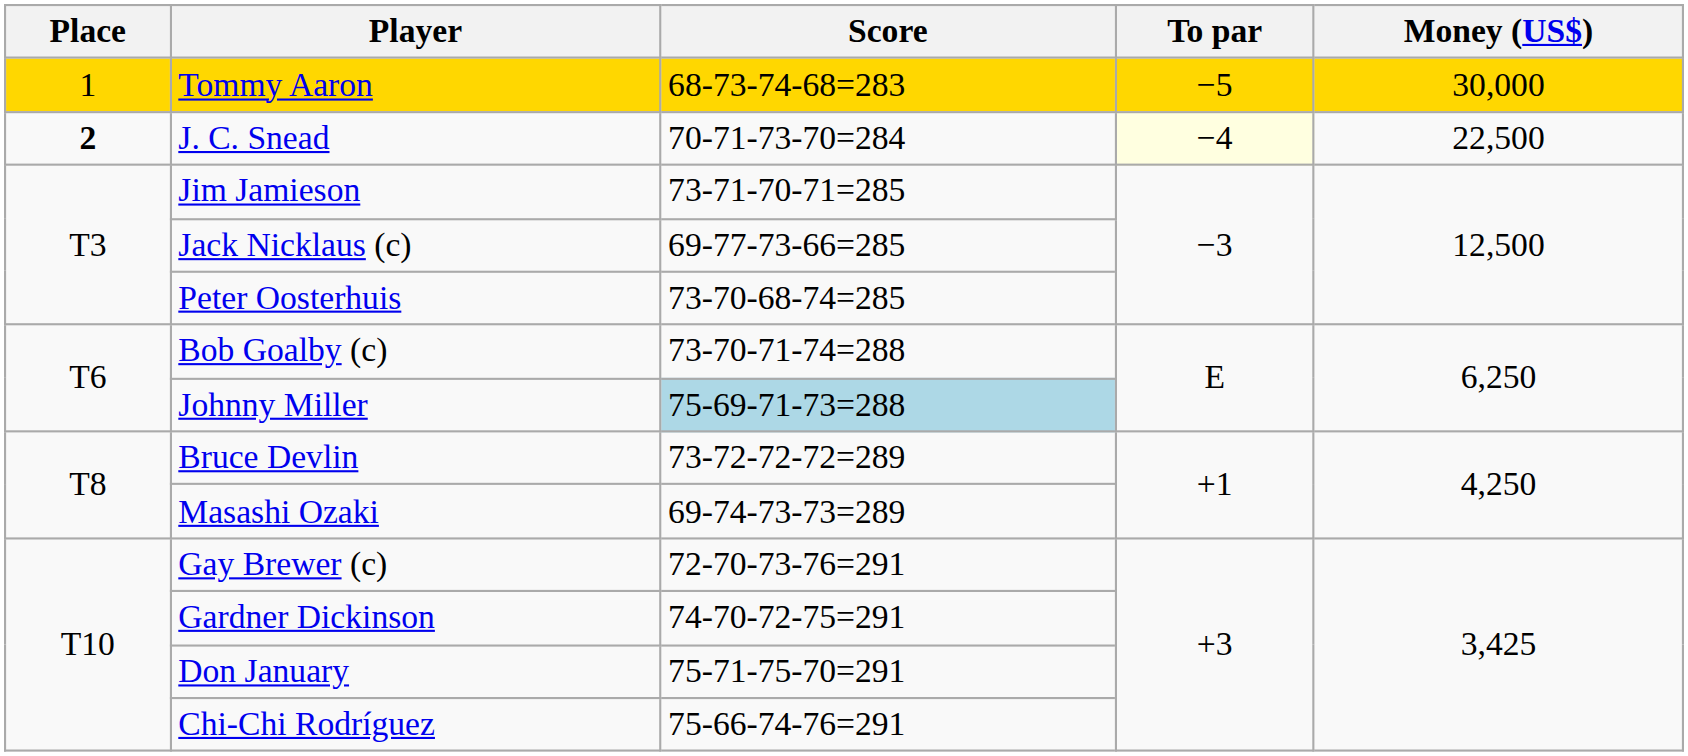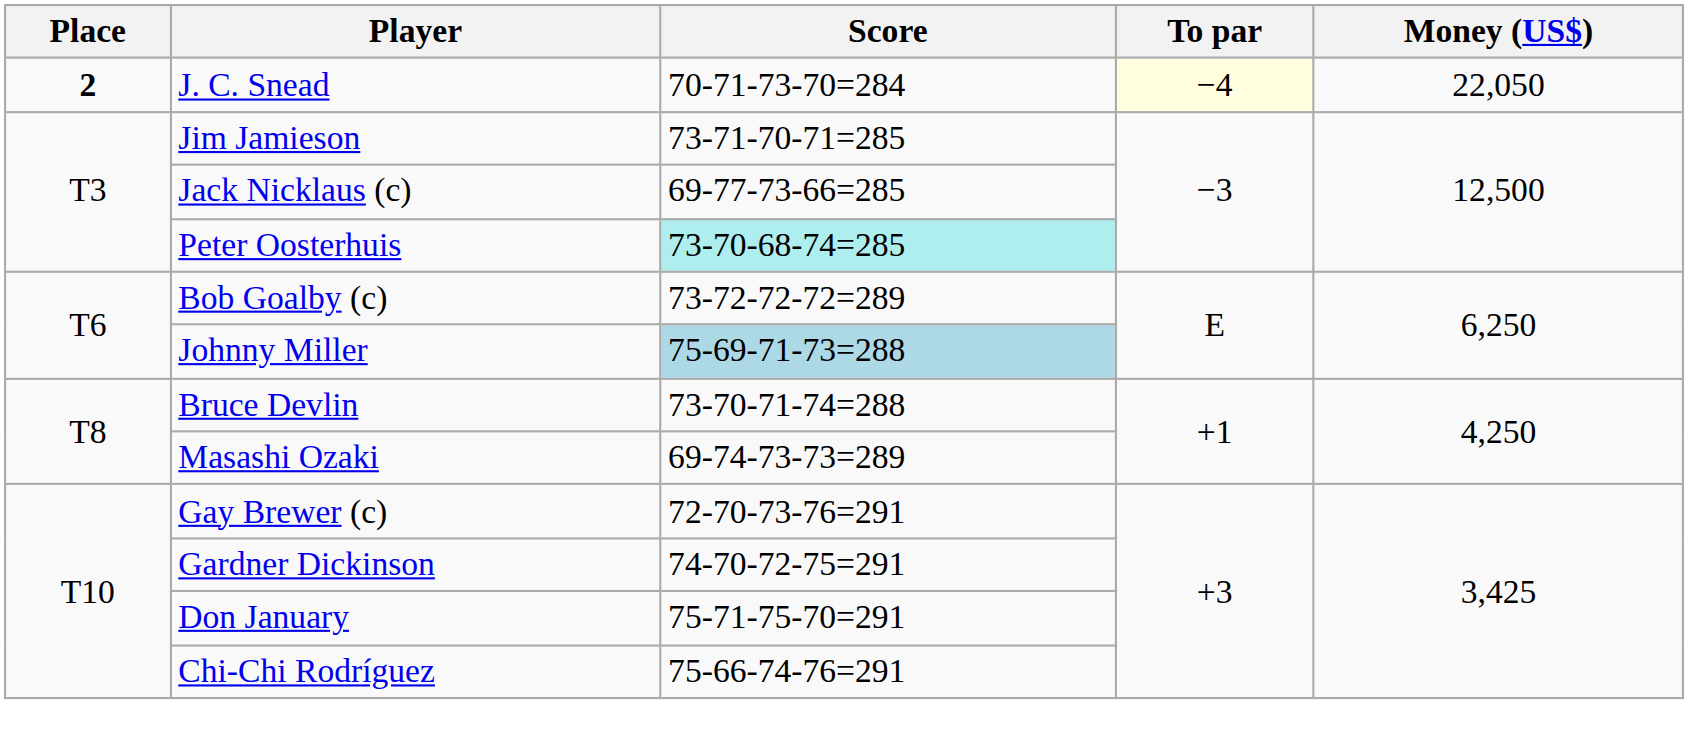- row: (276, 84)
(1498, 137) 22,500 -> (1498, 84) 22,050
(787, 297) no background -> (787, 244) paleturquoise background
(787, 350) 73-70-71-74=288 -> (787, 297) 73-72-72-72=289
(787, 457) 73-72-72-72=289 -> (787, 404) 73-70-71-74=288
